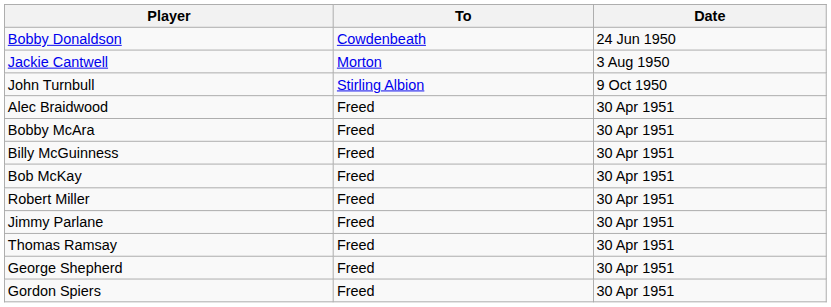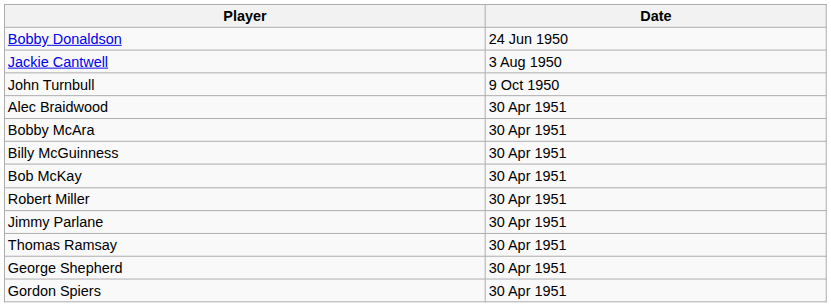- column: (463, 16)
